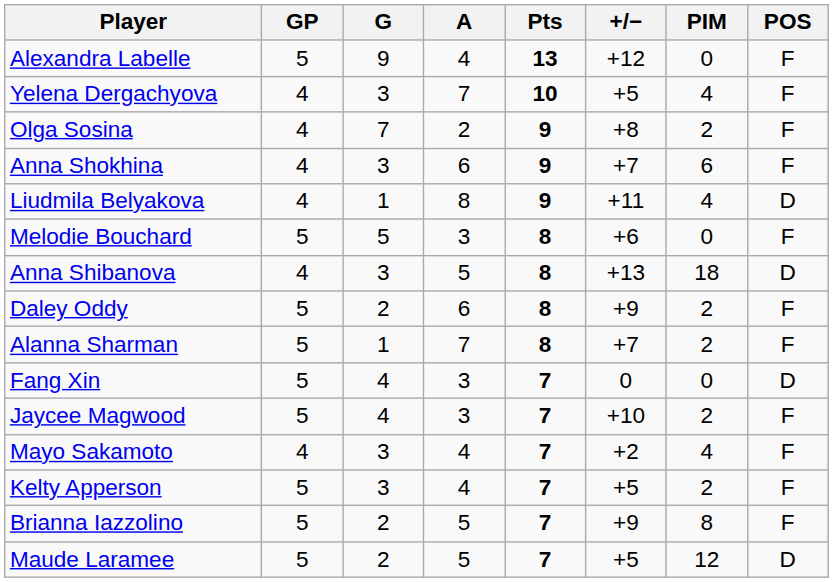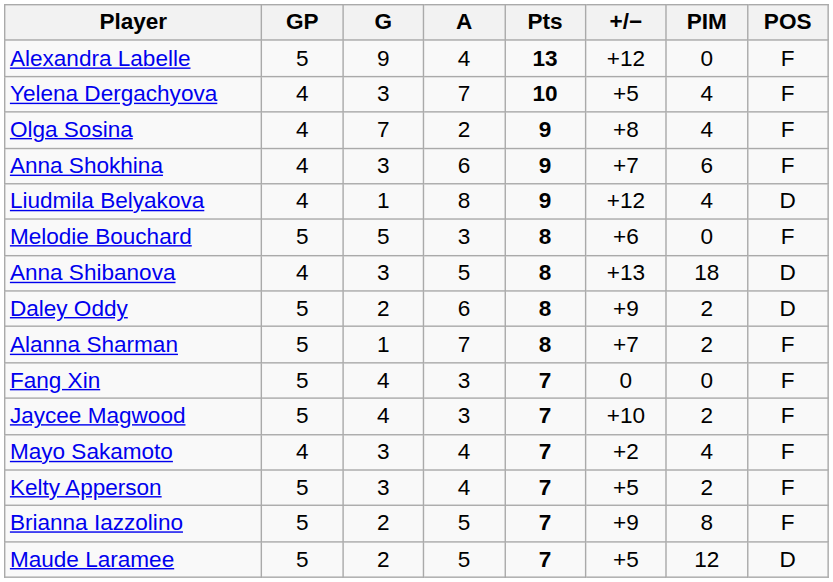(707, 129) 2 -> (707, 129) 4
(626, 201) +11 -> (626, 201) +12
(788, 308) F -> (788, 308) D
(788, 380) D -> (788, 380) F
